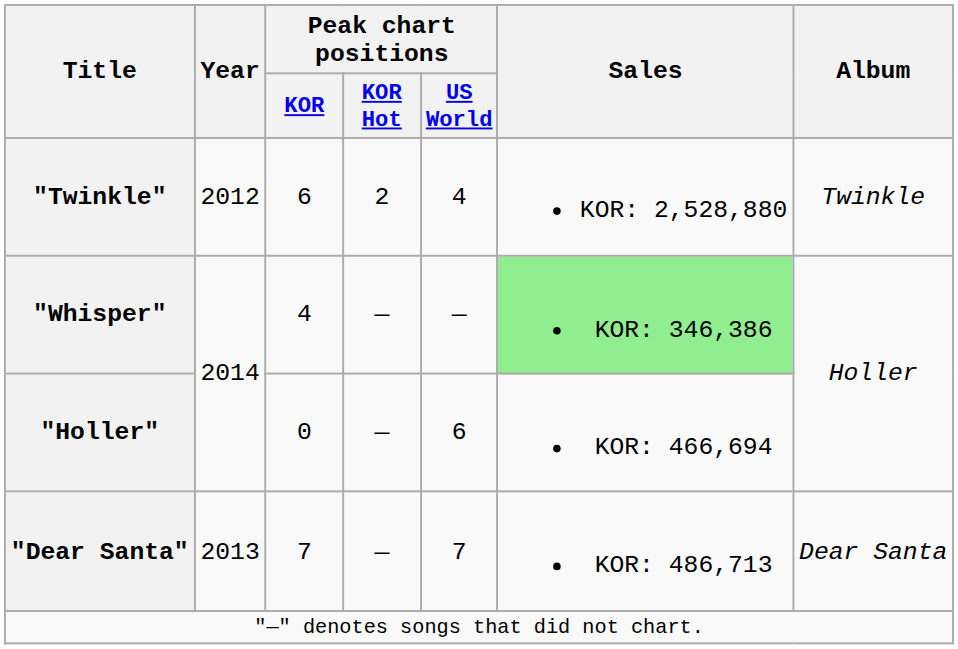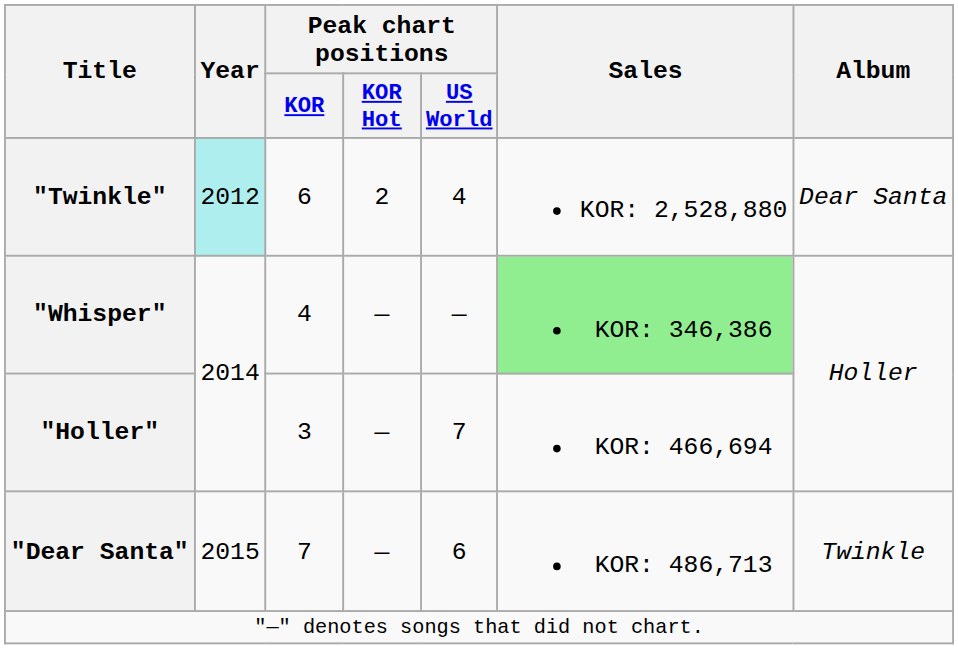(230, 197) no background -> (230, 197) paleturquoise background
(873, 197) Twinkle -> (873, 197) Dear Santa
(304, 433) 0 -> (304, 433) 3
(459, 433) 6 -> (459, 433) 7
(230, 551) 2013 -> (230, 551) 2015
(459, 551) 7 -> (459, 551) 6
(873, 551) Dear Santa -> (873, 551) Twinkle
